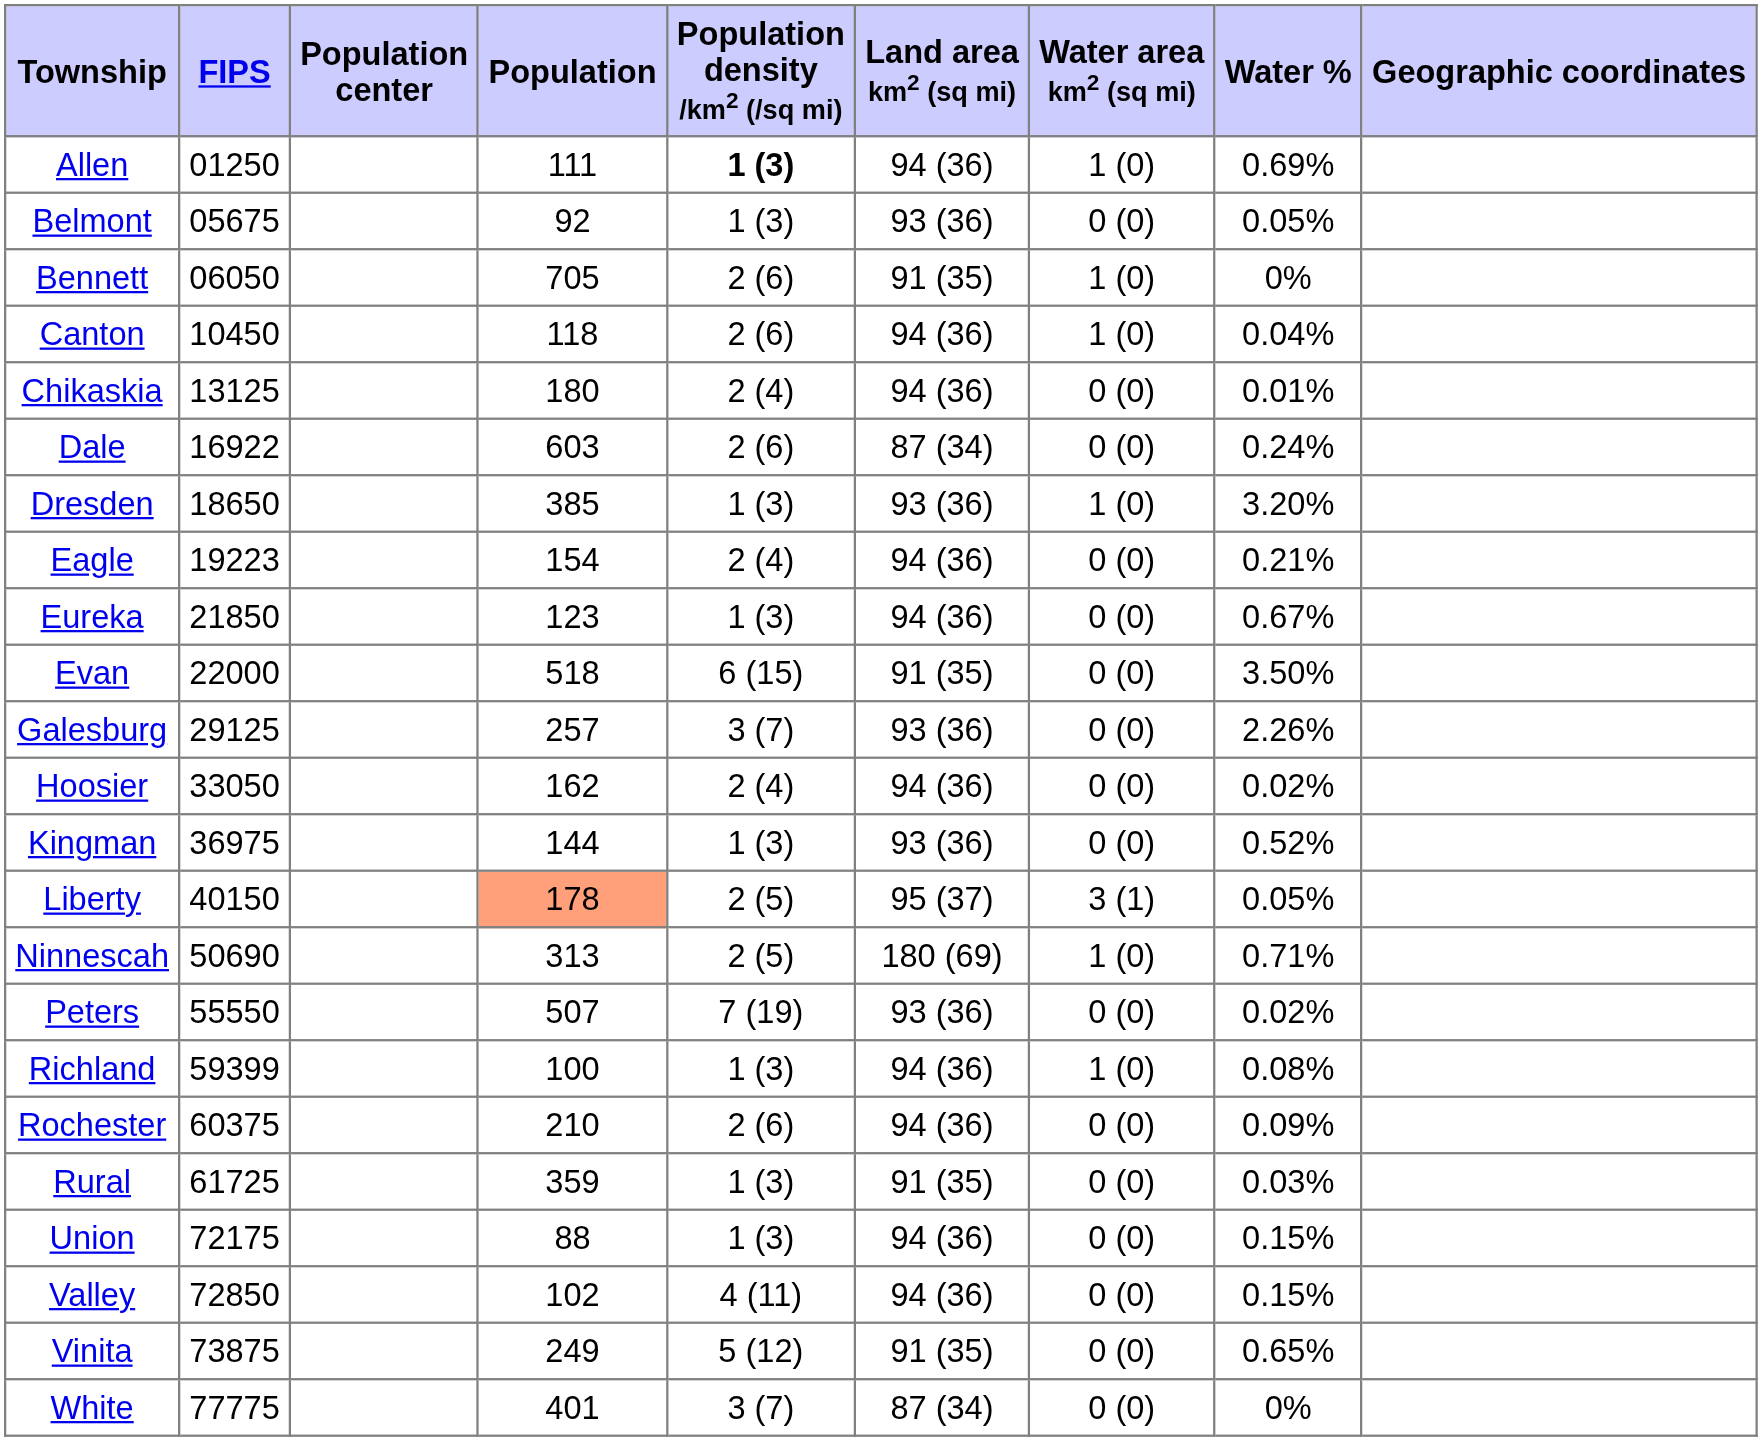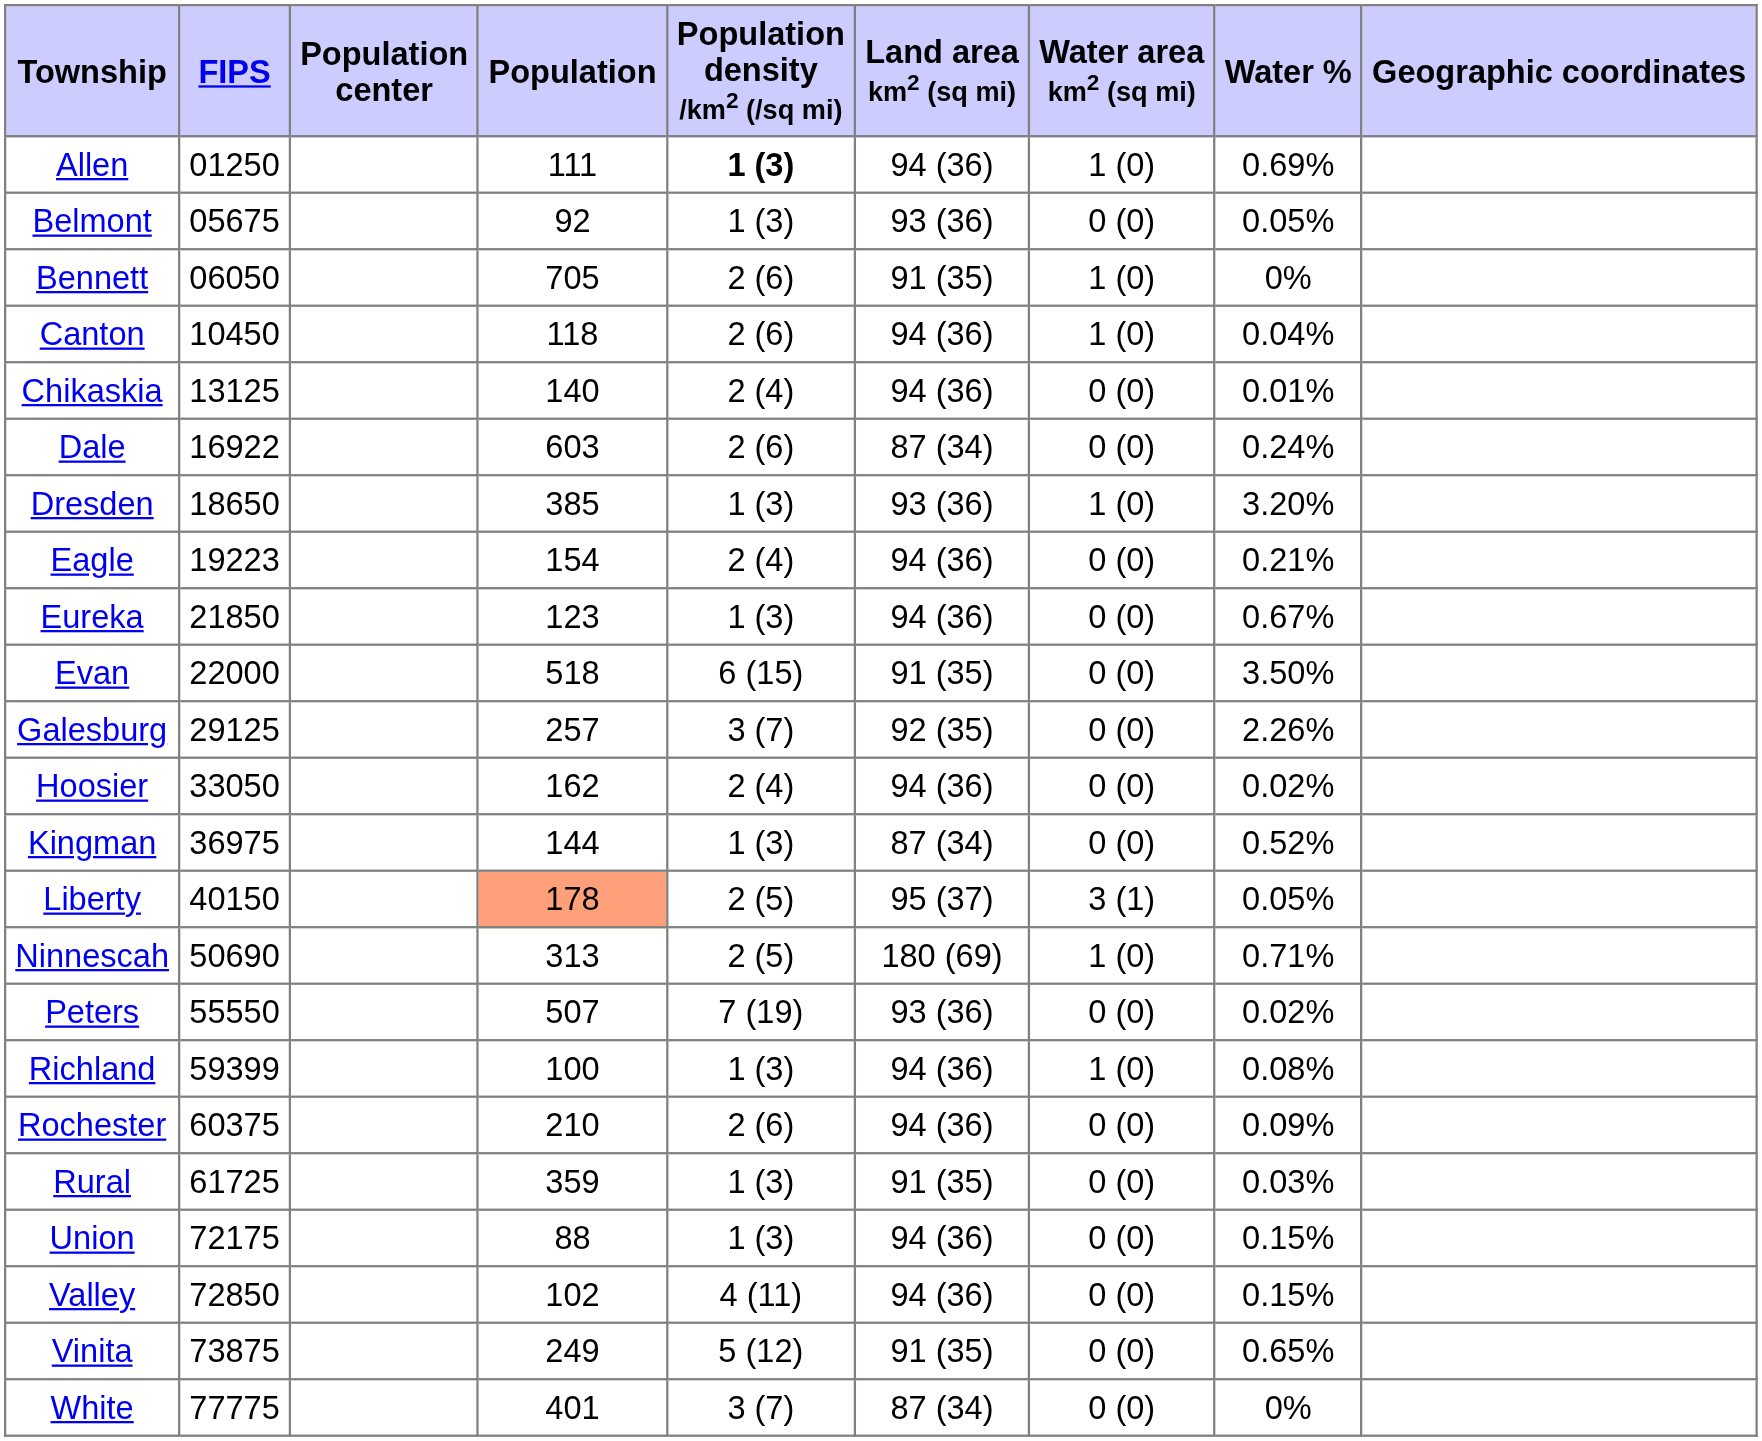(572, 390) 180 -> (572, 390) 140
(942, 729) 93 (36) -> (942, 729) 92 (35)
(942, 842) 93 (36) -> (942, 842) 87 (34)
